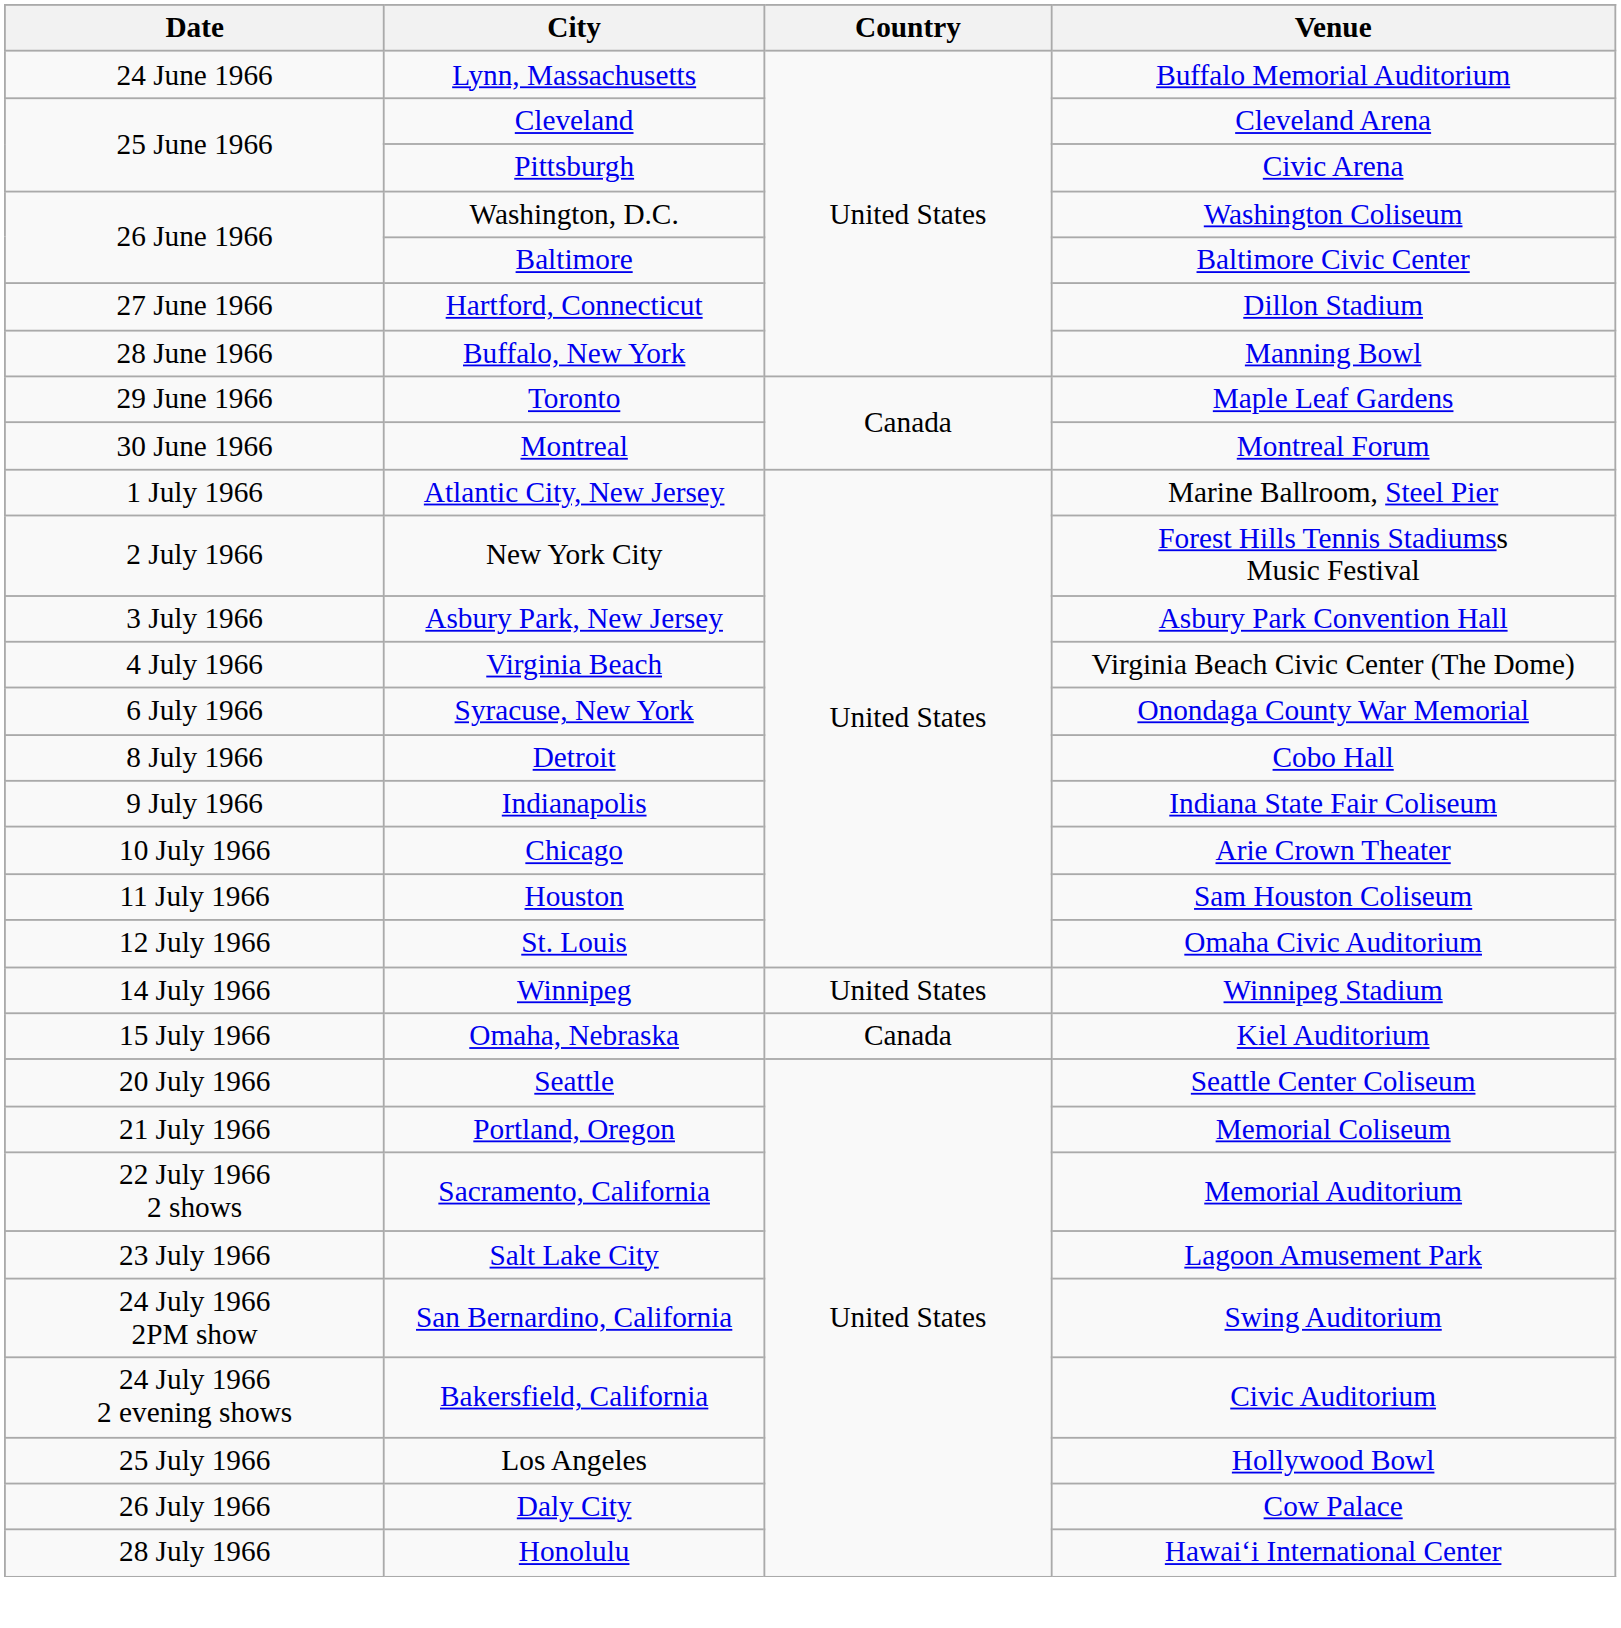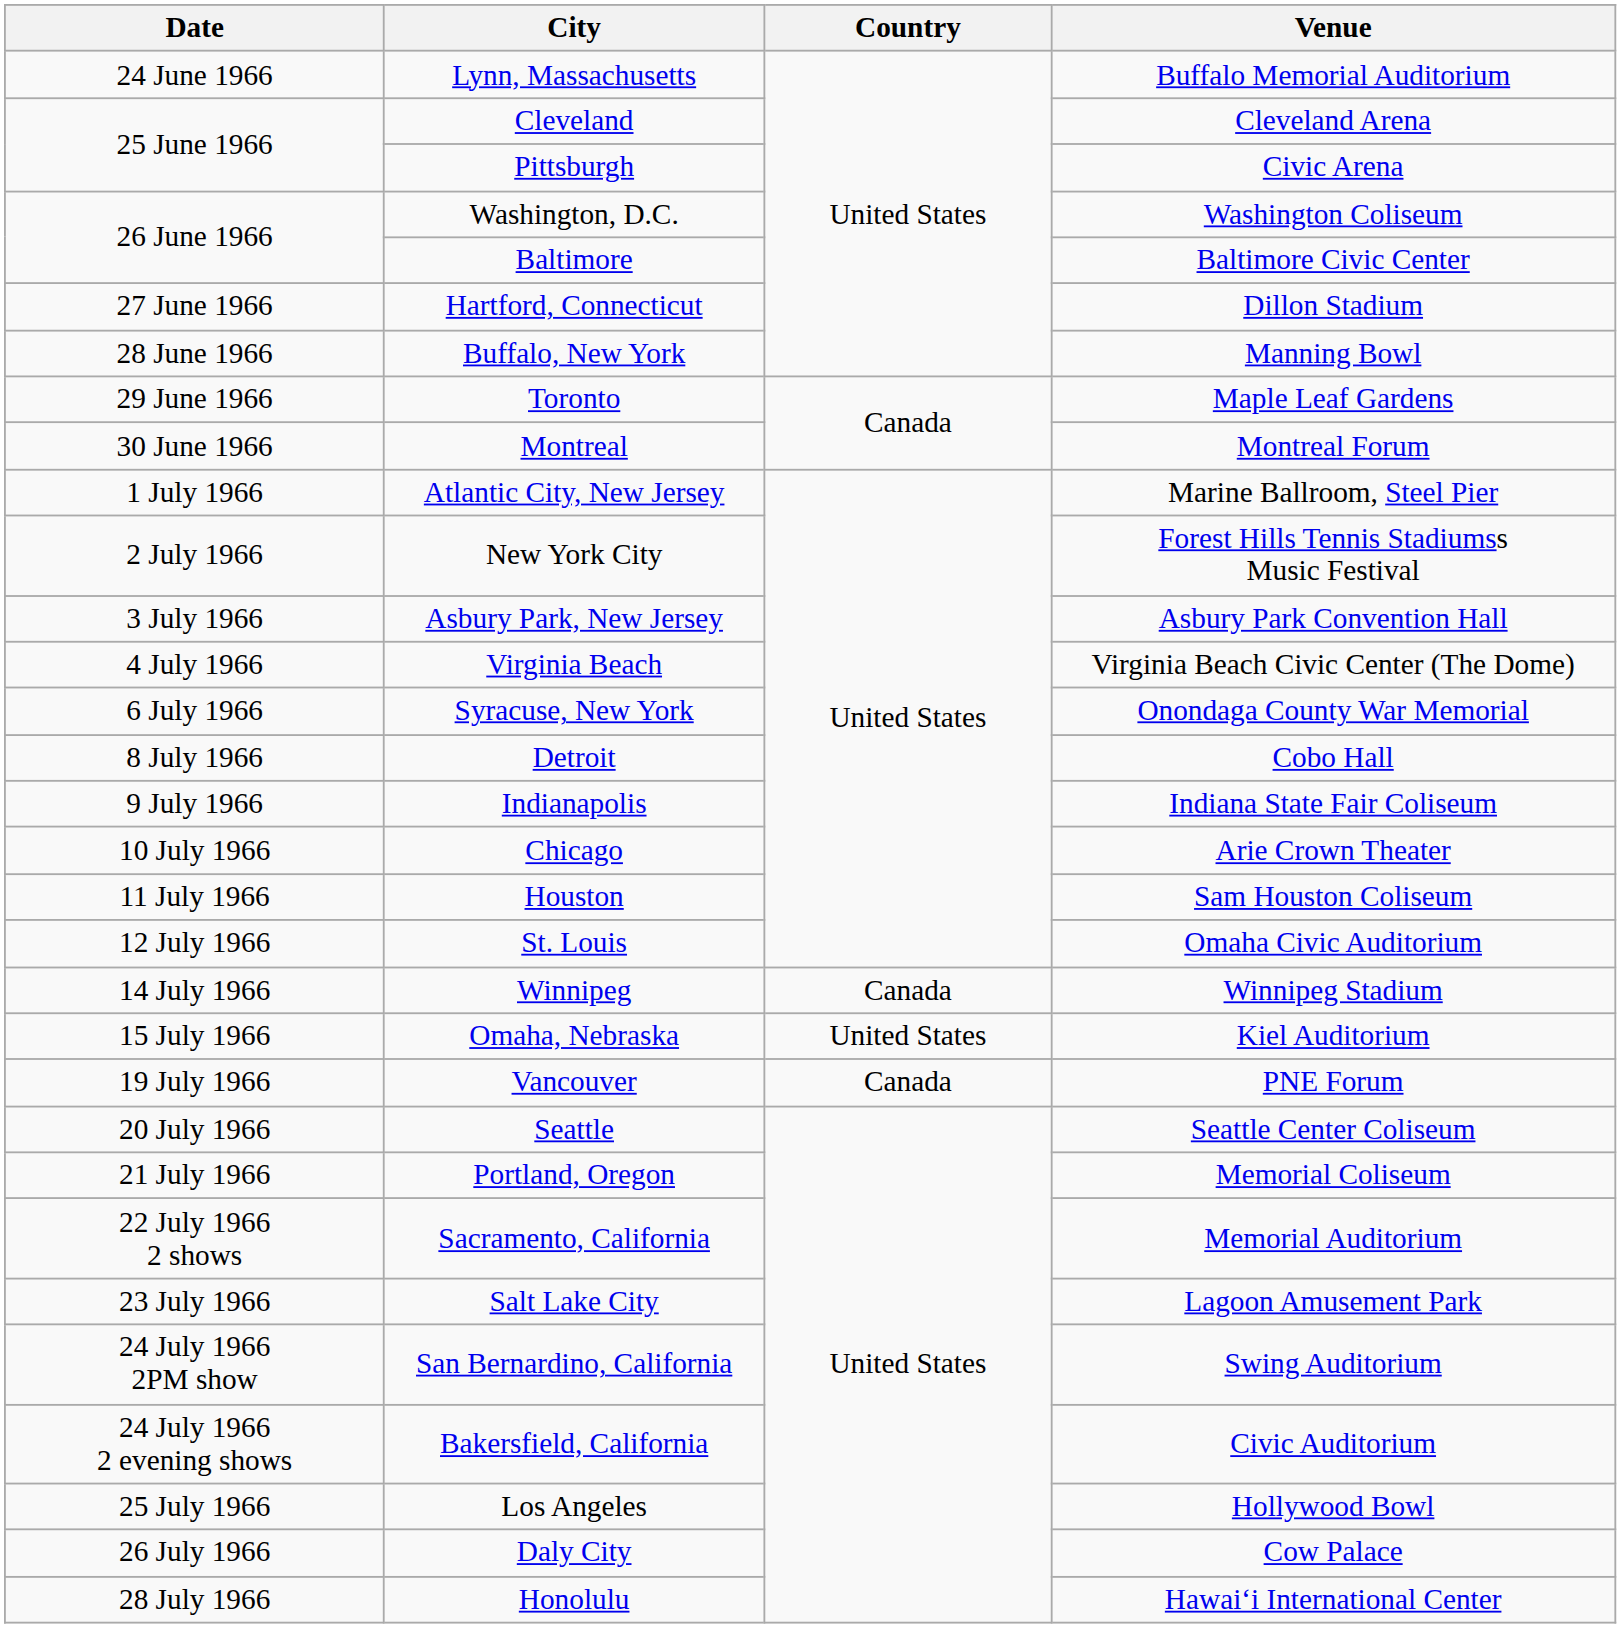(908, 989) United States -> (908, 989) Canada
(908, 1035) Canada -> (908, 1035) United States
+ row: (574, 1082)
